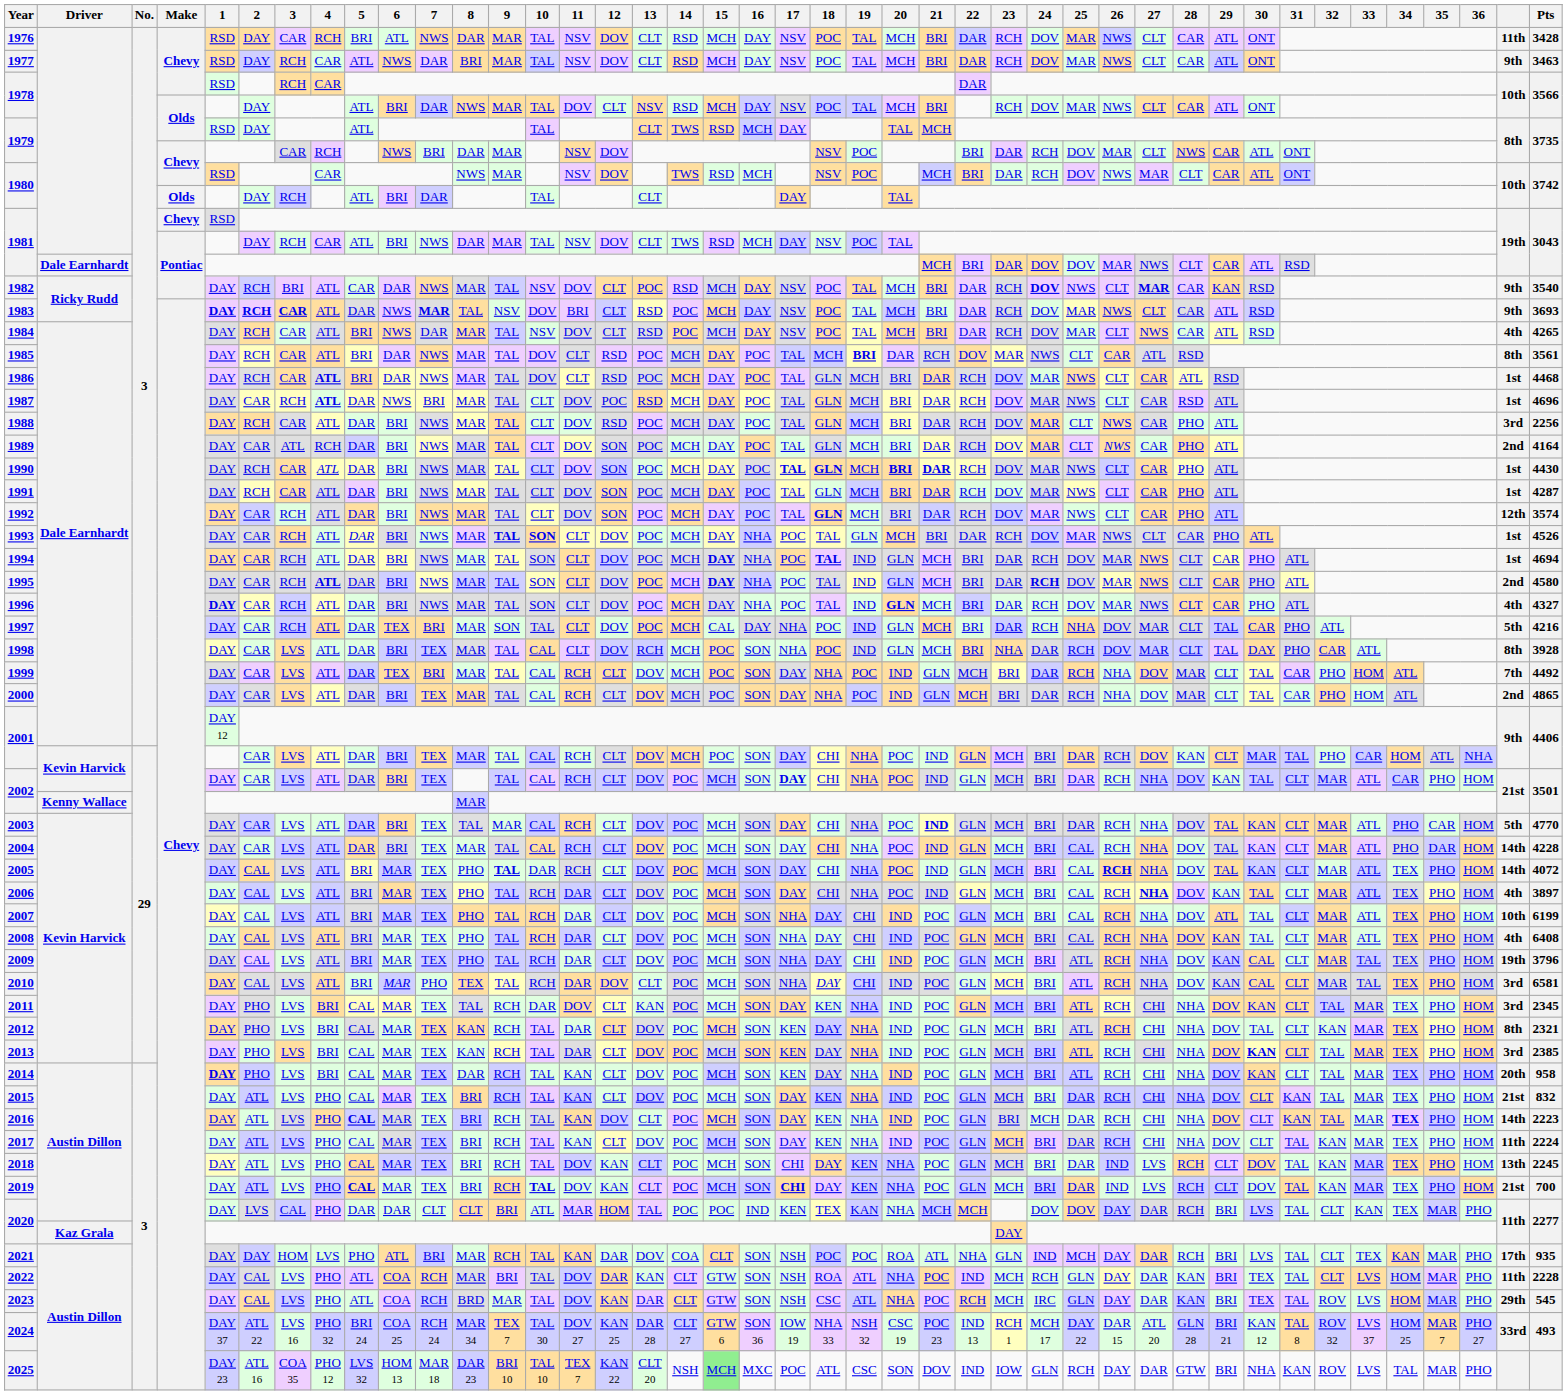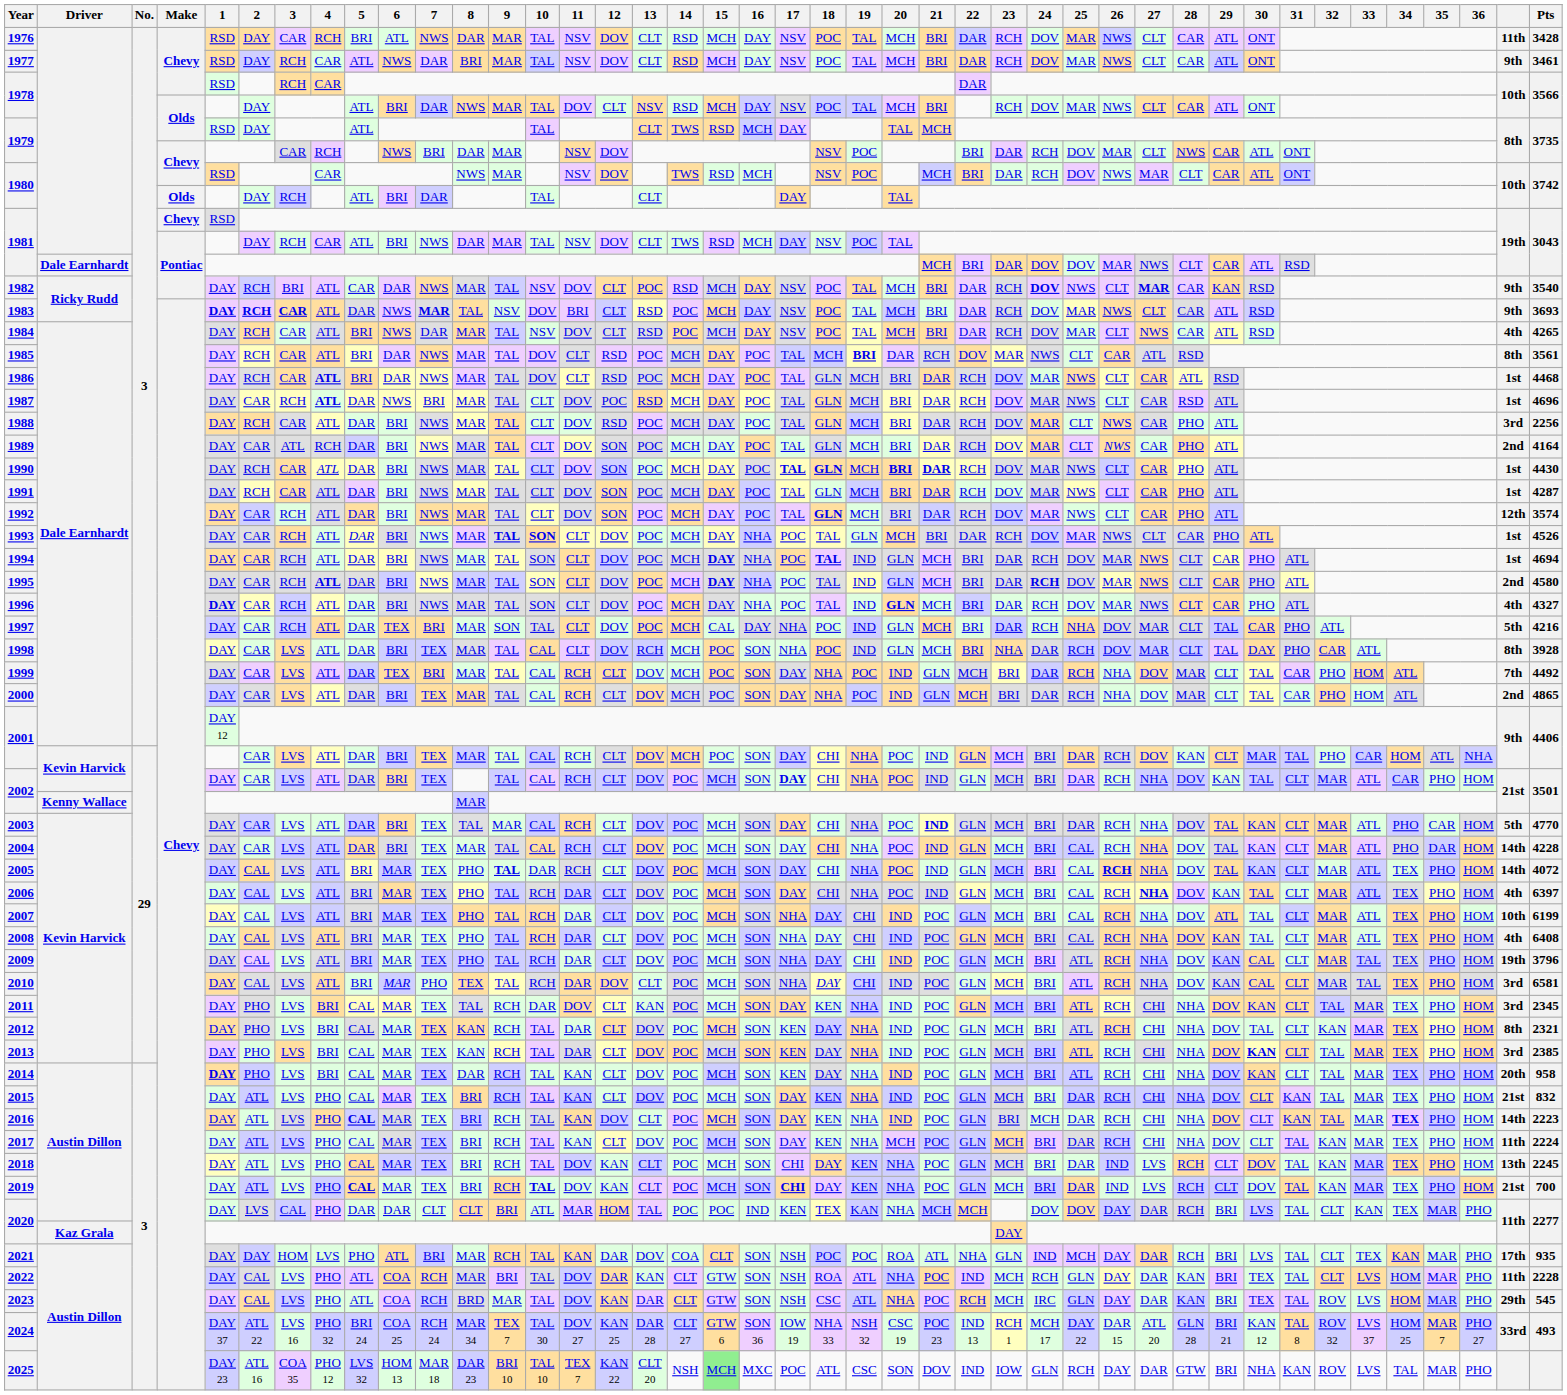(1546, 61) 3463 -> (1546, 61) 3461
(1546, 892) 3897 -> (1546, 892) 6397
(900, 1142) IND -> (900, 1142) MCH
